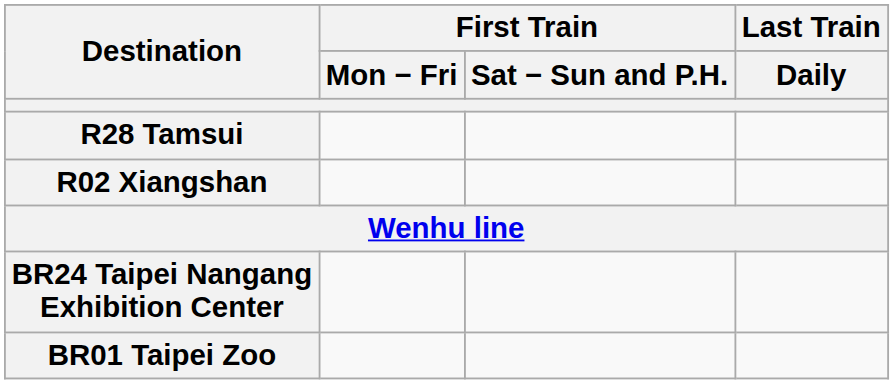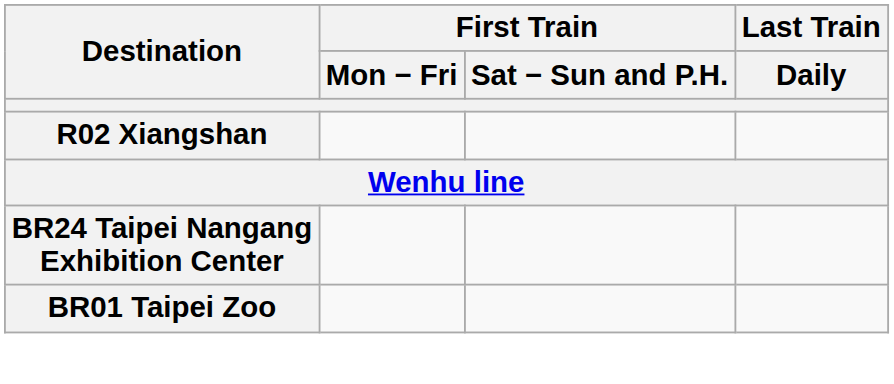- row: (162, 134)
